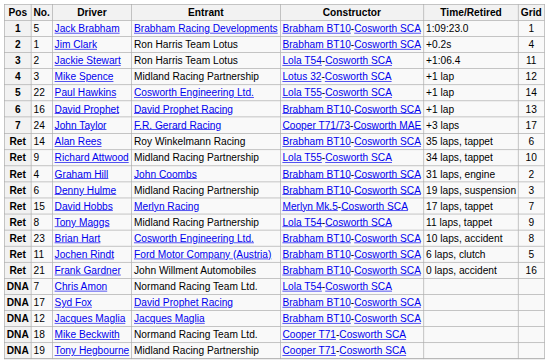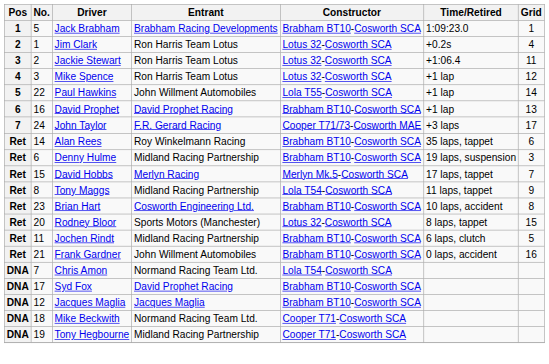(352, 45) Brabham BT10-Cosworth SCA -> (337, 45) Lotus 32-Cosworth SCA
(337, 61) Lola T54-Cosworth SCA -> (337, 61) Lotus 32-Cosworth SCA
(197, 77) Midland Racing Partnership -> (186, 77) Ron Harris Team Lotus
(194, 93) Cosworth Engineering Ltd. -> (195, 93) John Willment Automobiles
- row: (92, 158)
- row: (81, 174)
+ row: (85, 222)
(203, 254) Ford Motor Company (Austria) -> (197, 238) Midland Racing Partnership
